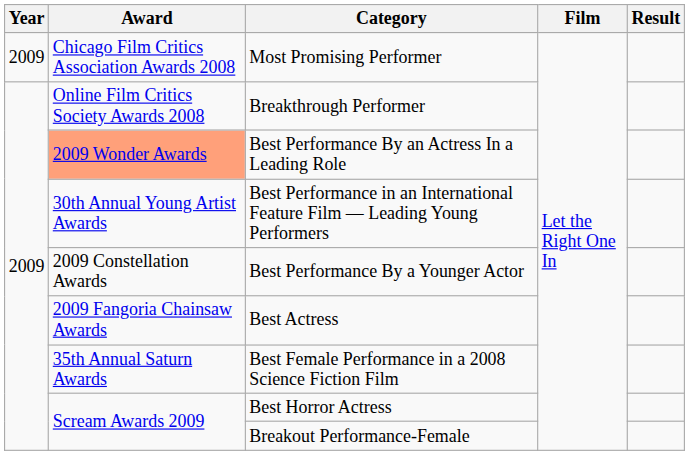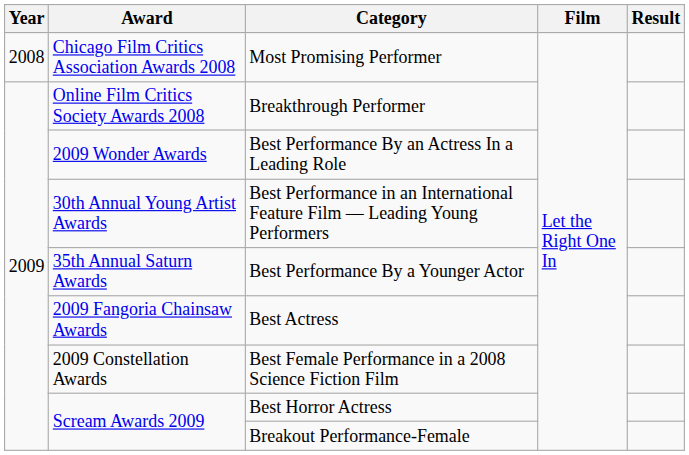(27, 57) 2009 -> (27, 57) 2008
(130, 154) lightsalmon background -> (130, 154) no background
(121, 271) 2009 Constellation Awards -> (122, 271) 35th Annual Saturn Awards
(122, 368) 35th Annual Saturn Awards -> (121, 368) 2009 Constellation Awards
